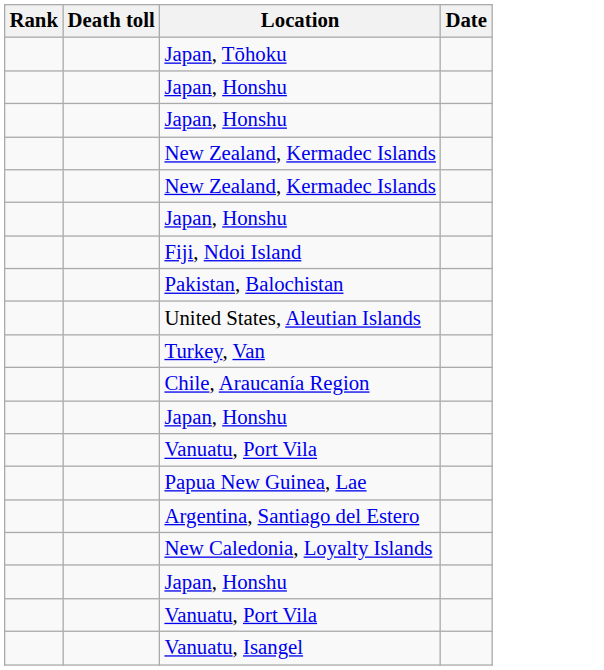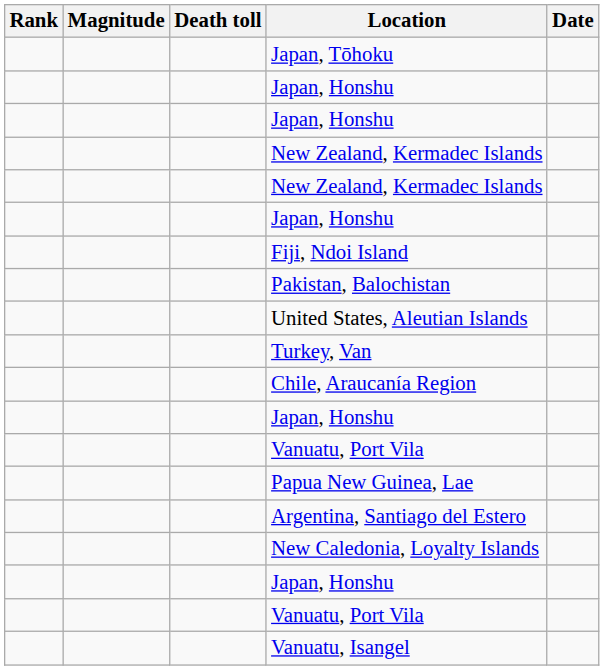+ column: (116, 20)
